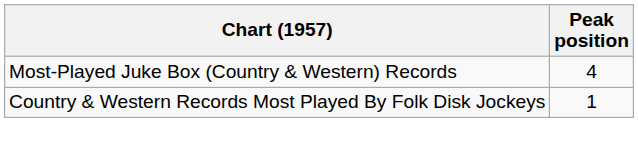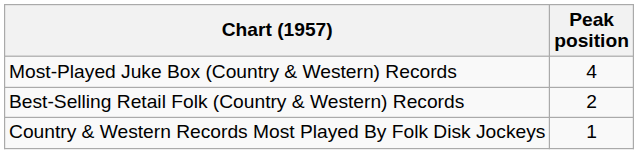+ row: (237, 102)
